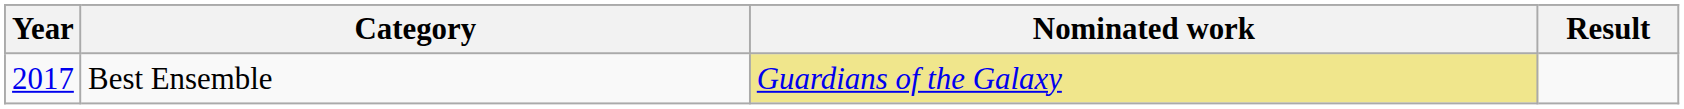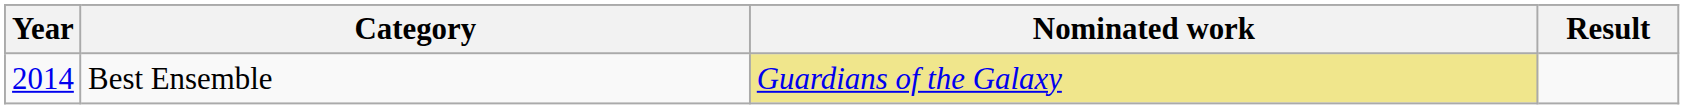(43, 77) 2017 -> (43, 77) 2014
